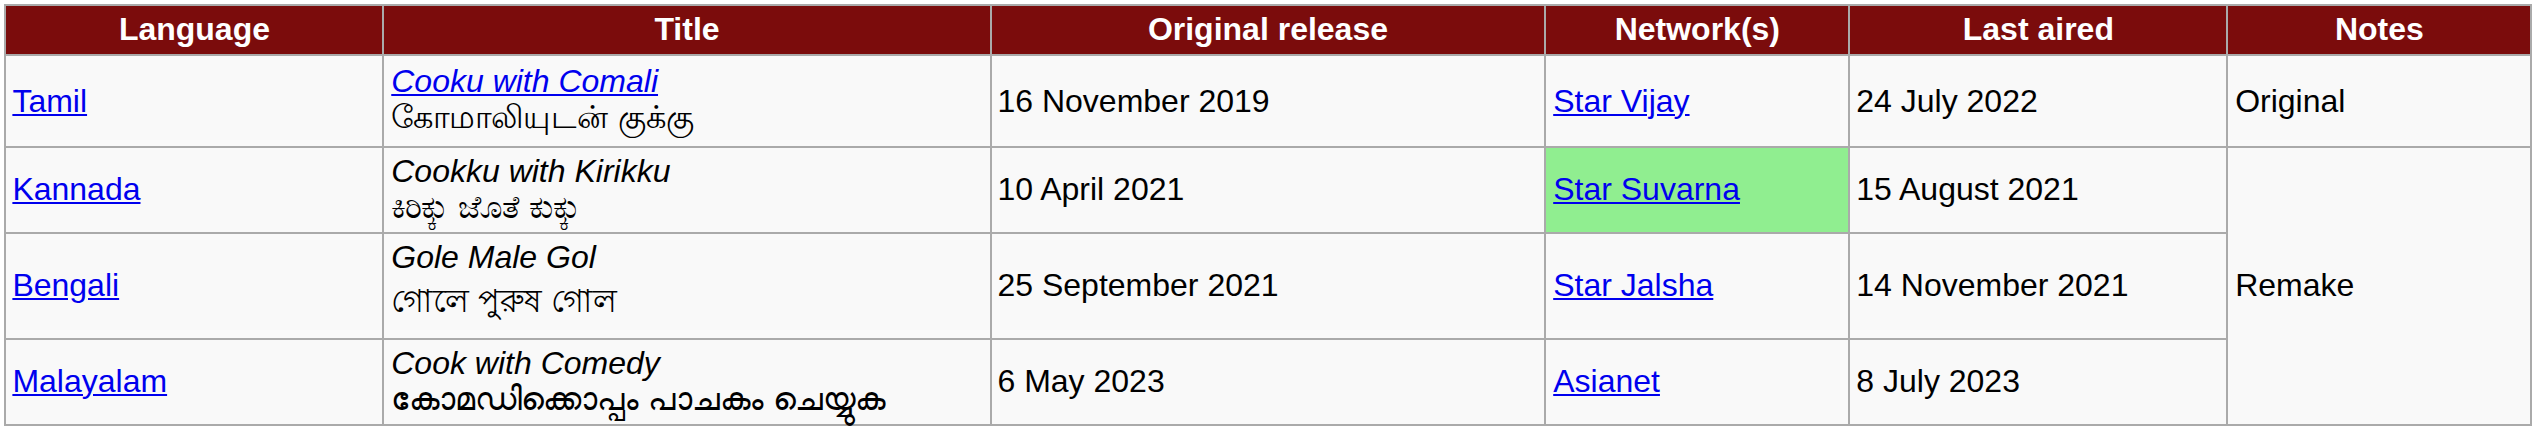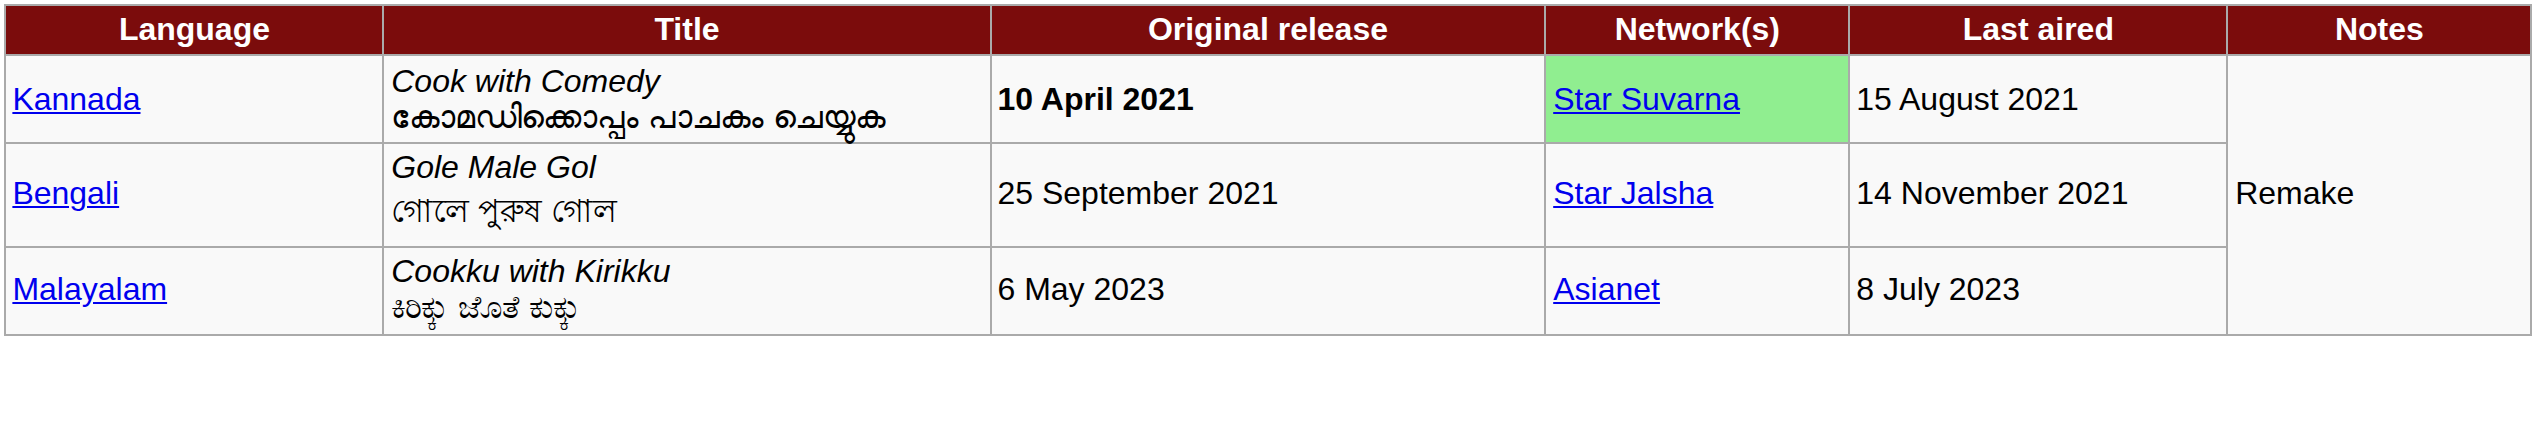- row: (50, 100)
(531, 189) Cookku with Kirikku ಕಿರಿಕ್ಕು ಜೊತೆ ಕುಕ್ಕು -> (638, 98) Cook with Comedy കോമഡിക്കൊപ്പം പാചകം ചെയ്യുക
(1091, 189) normal -> (1096, 98) bold
(638, 380) Cook with Comedy കോമഡിക്കൊപ്പം പാചകം ചെയ്യുക -> (531, 290) Cookku with Kirikku ಕಿರಿಕ್ಕು ಜೊತೆ ಕುಕ್ಕು
